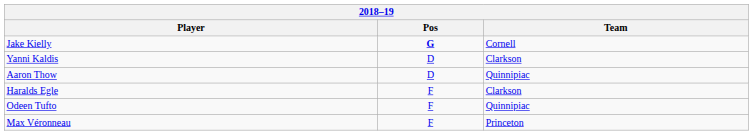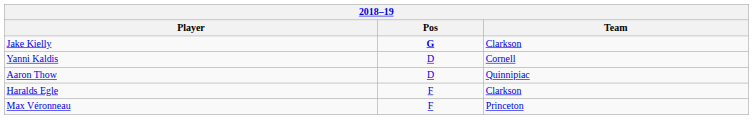(501, 43) Cornell -> (504, 43) Clarkson
(504, 59) Clarkson -> (501, 59) Cornell
- row: (32, 106)
